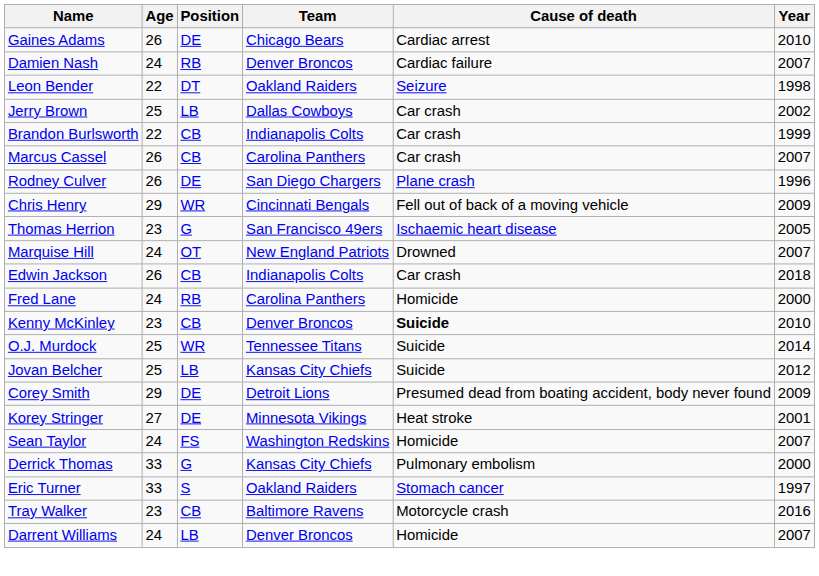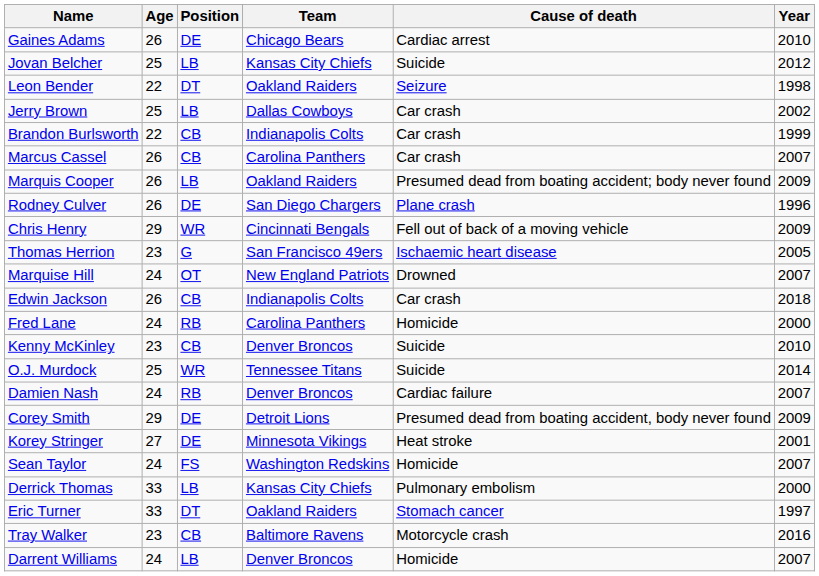rows swapped: (55, 370) <-> (53, 63)
+ row: (61, 181)
(423, 323) bold -> (421, 346) normal
(186, 464) G -> (190, 488) LB
(185, 488) S -> (190, 511) DT
